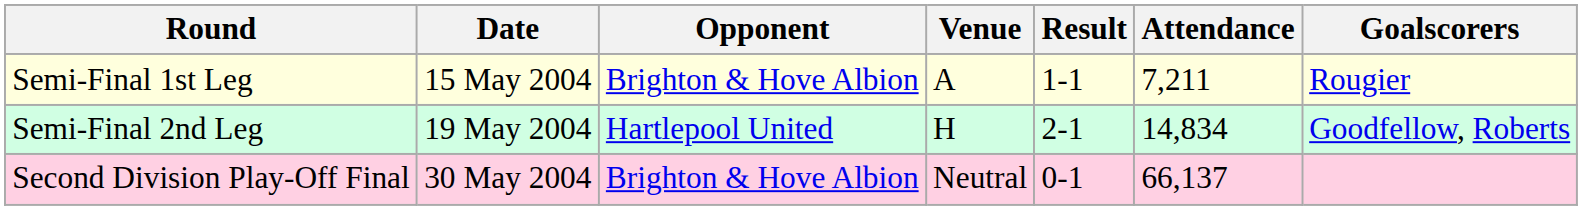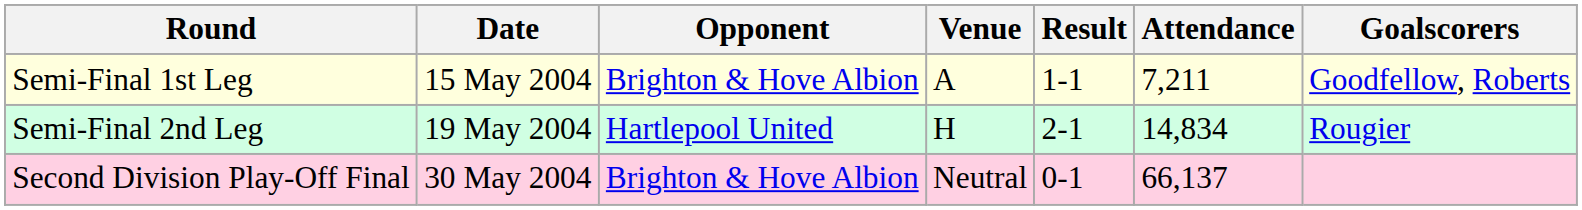(1360, 79) Rougier -> (1440, 79) Goodfellow, Roberts
(1440, 128) Goodfellow, Roberts -> (1360, 128) Rougier
